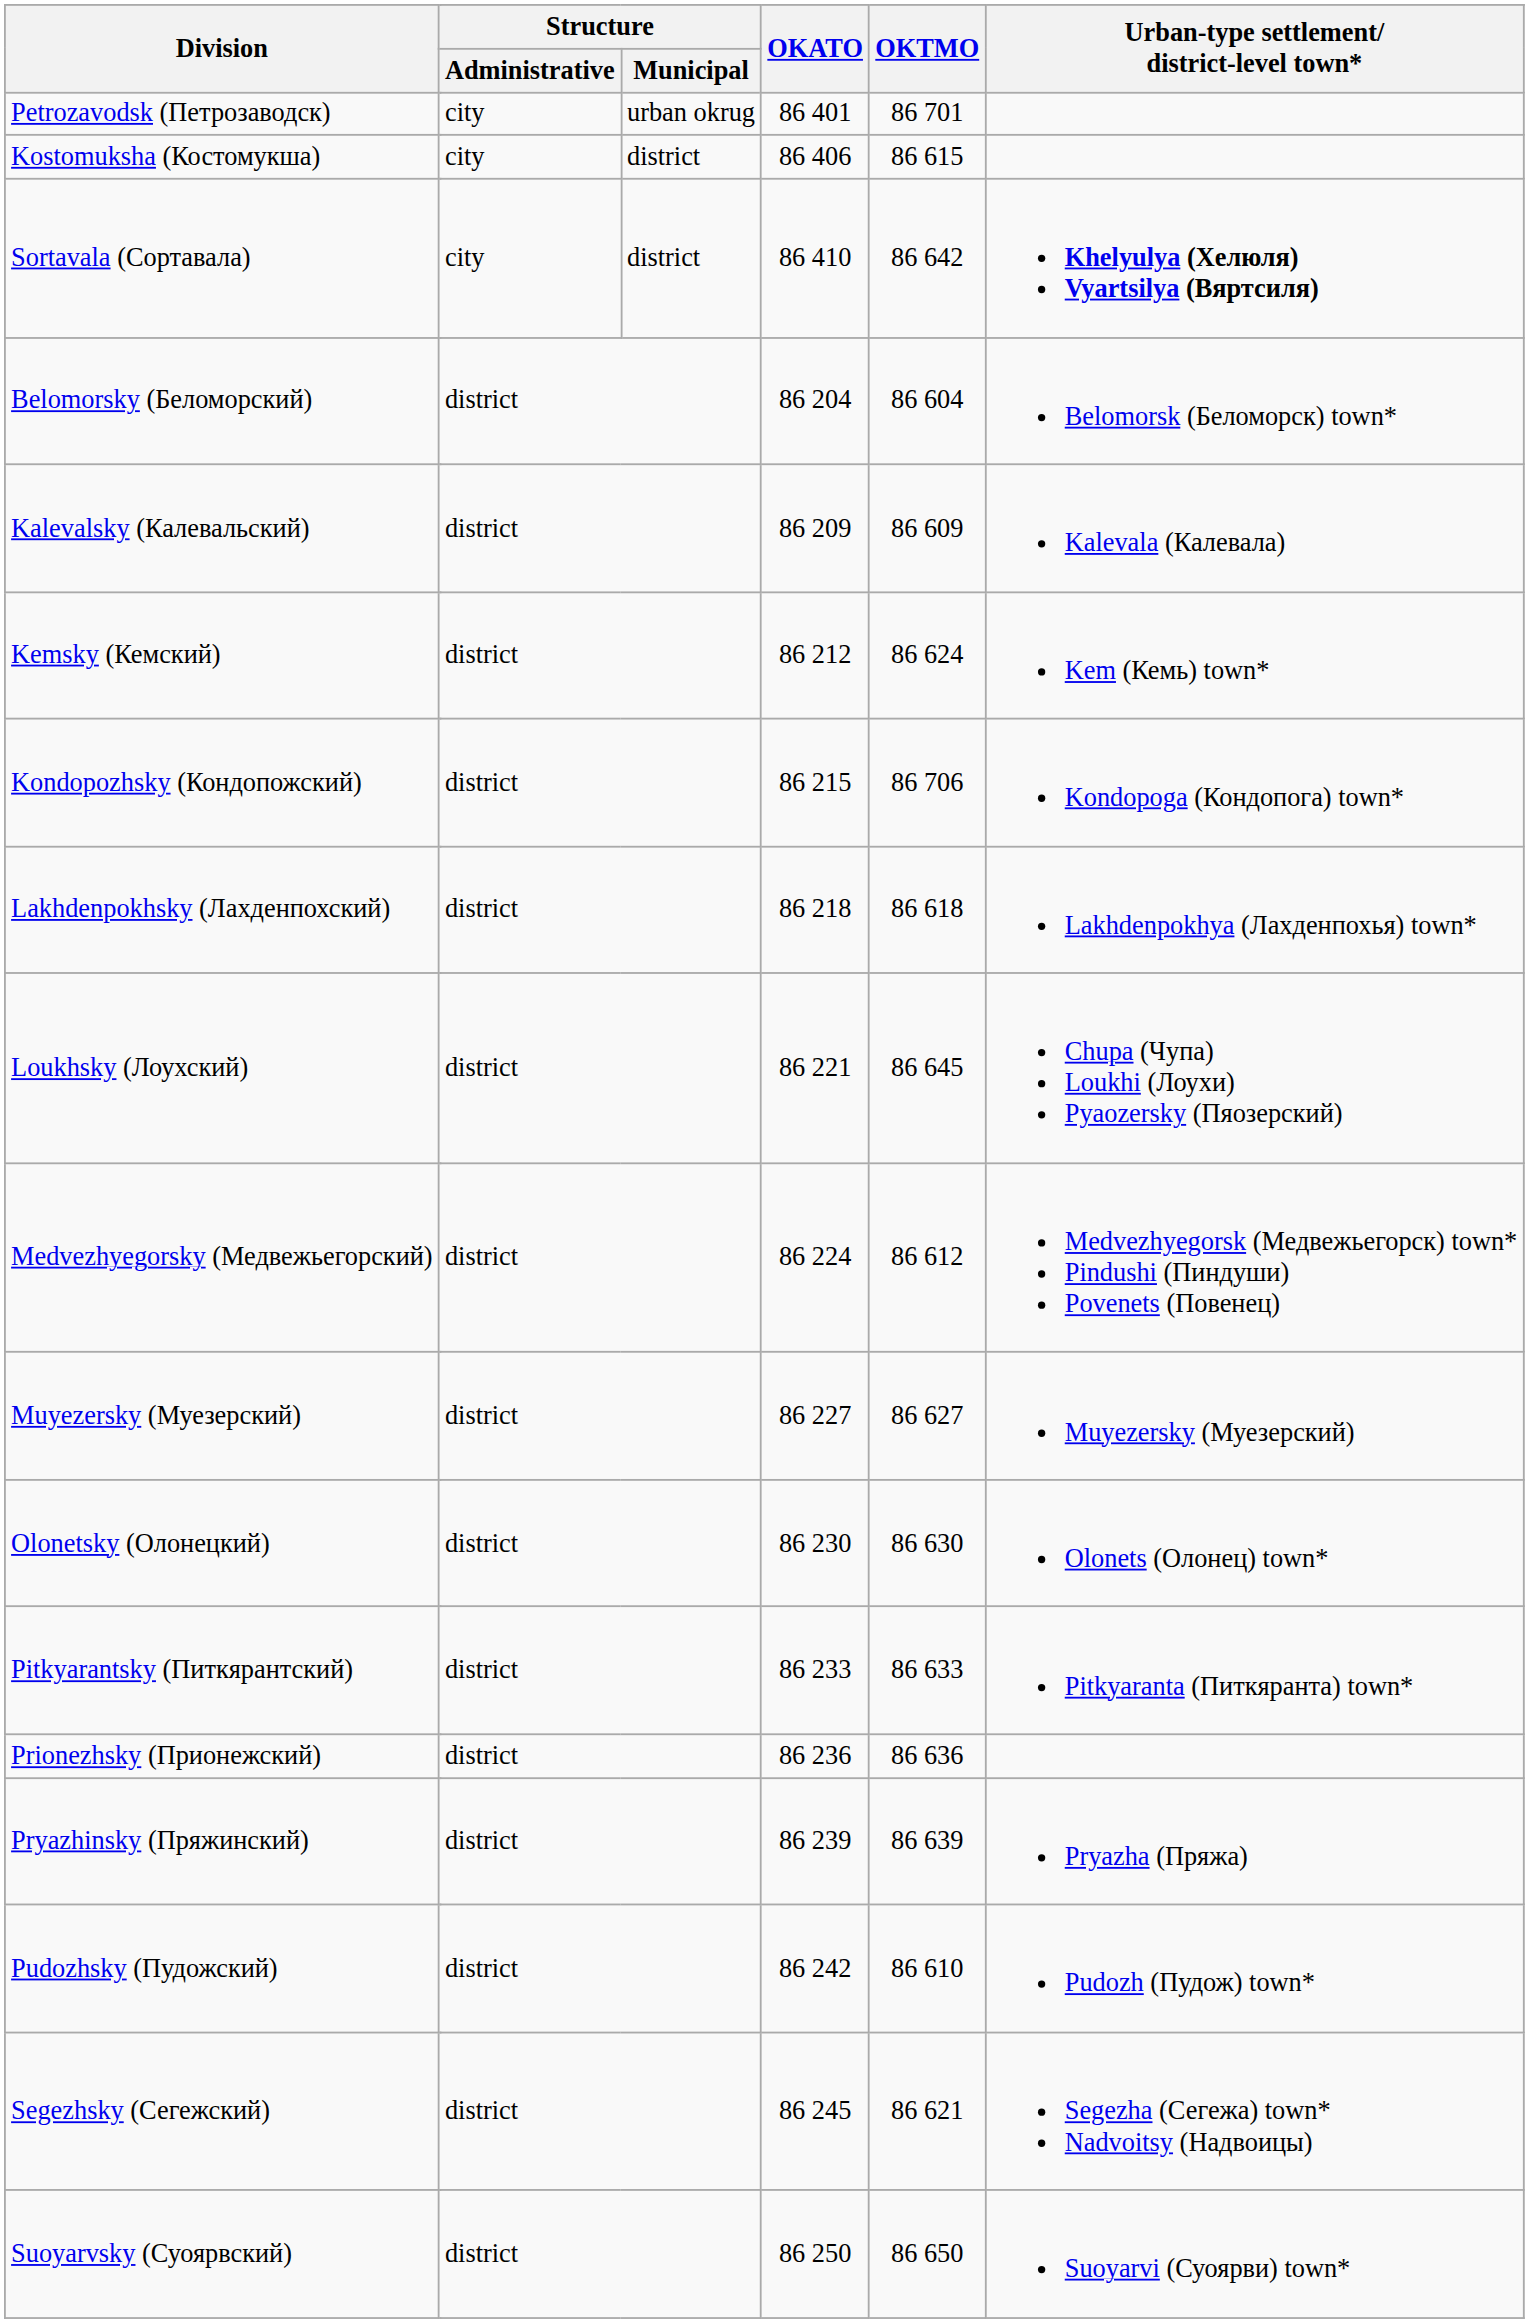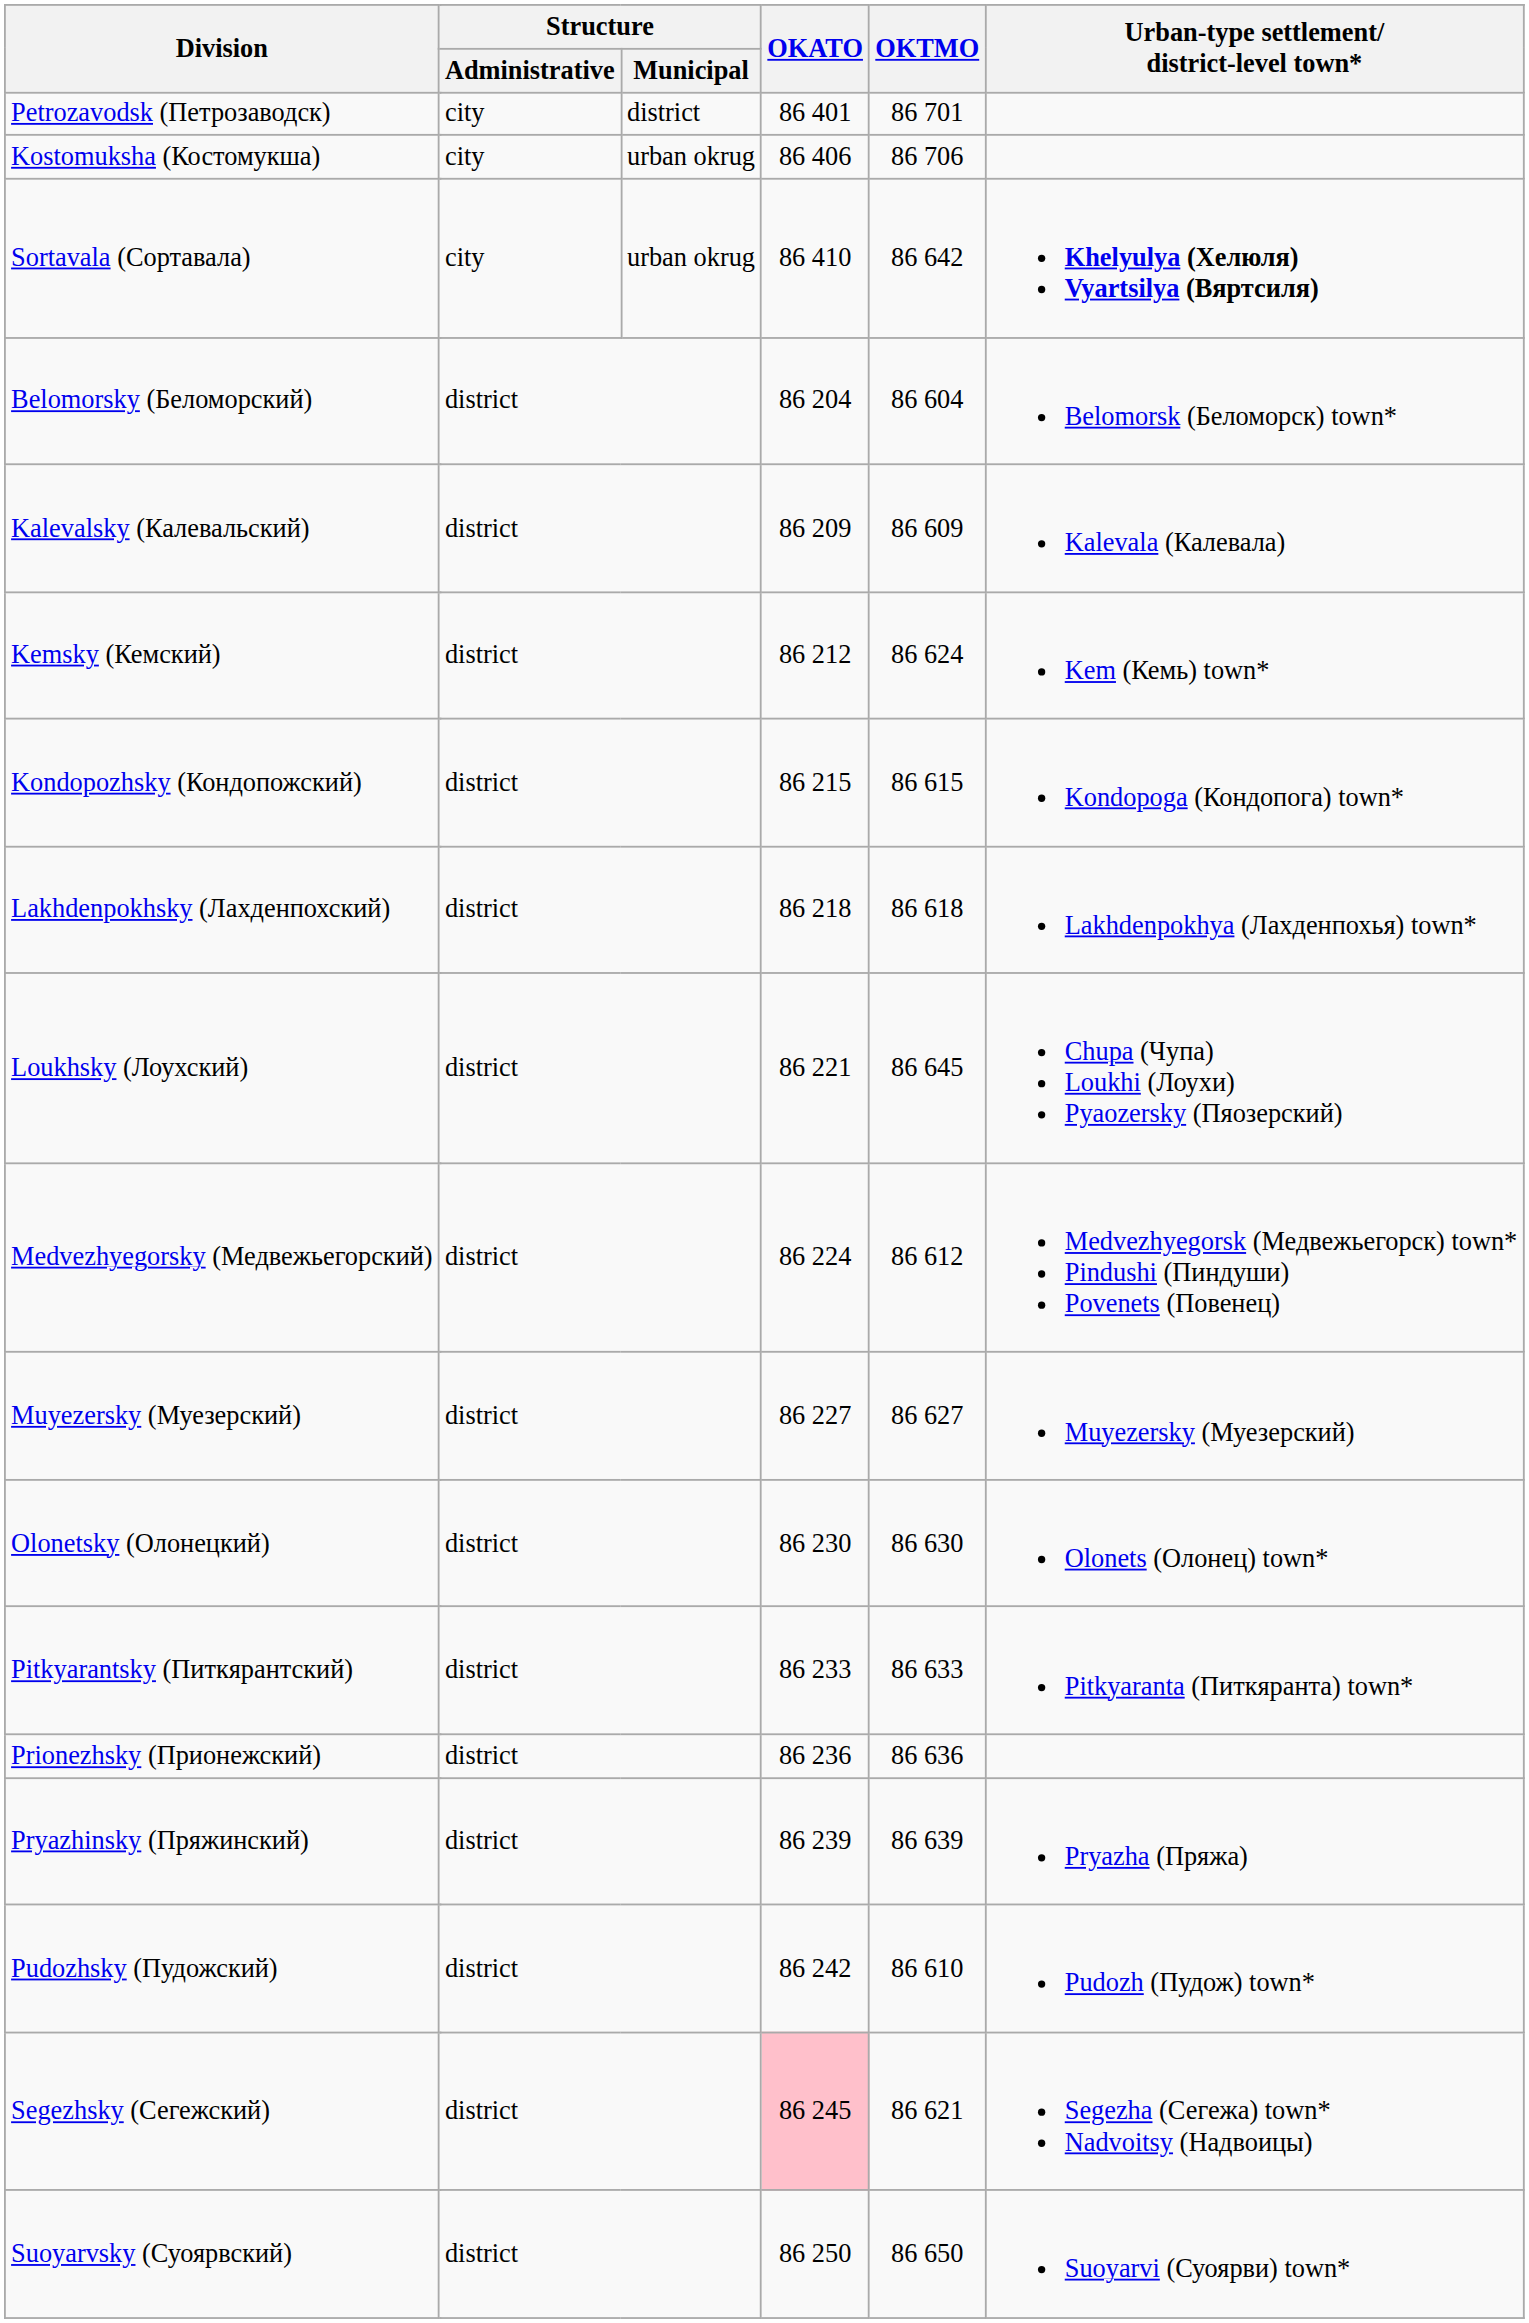(691, 113) urban okrug -> (664, 113) district
(664, 157) district -> (691, 157) urban okrug
(927, 157) 86 615 -> (927, 157) 86 706
(664, 257) district -> (691, 257) urban okrug
(927, 782) 86 706 -> (927, 782) 86 615
(815, 2111) no background -> (815, 2111) pink background
